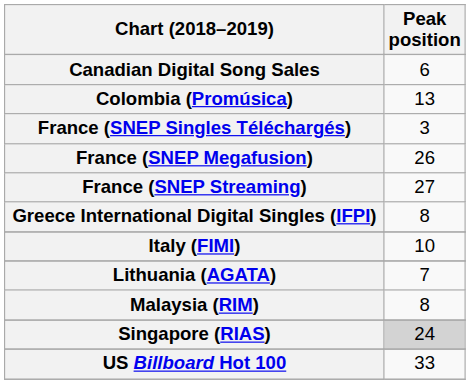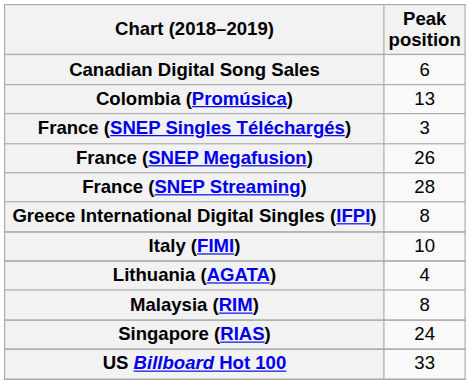(425, 187) 27 -> (425, 187) 28
(425, 275) 7 -> (425, 275) 4
(425, 334) lightgrey background -> (425, 334) no background
